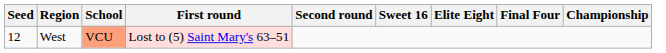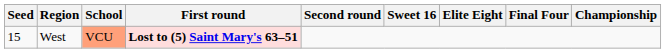(14, 37) 12 -> (14, 37) 15
(209, 37) normal -> (213, 37) bold
